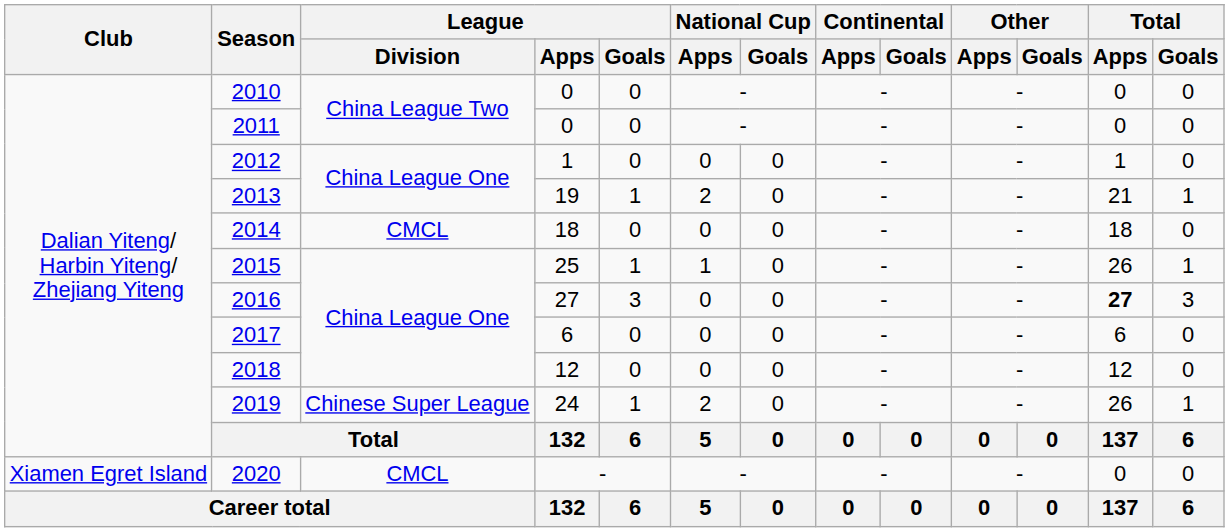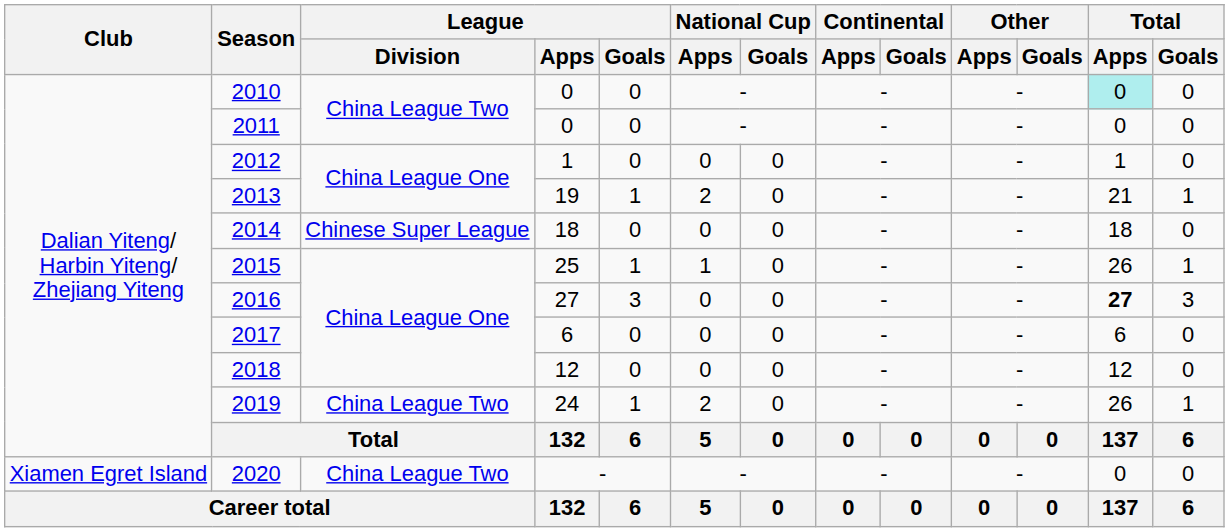(1120, 91) no background -> (1120, 91) paleturquoise background
(417, 230) CMCL -> (417, 230) Chinese Super League
(417, 404) Chinese Super League -> (417, 404) China League Two
(417, 473) CMCL -> (417, 473) China League Two
